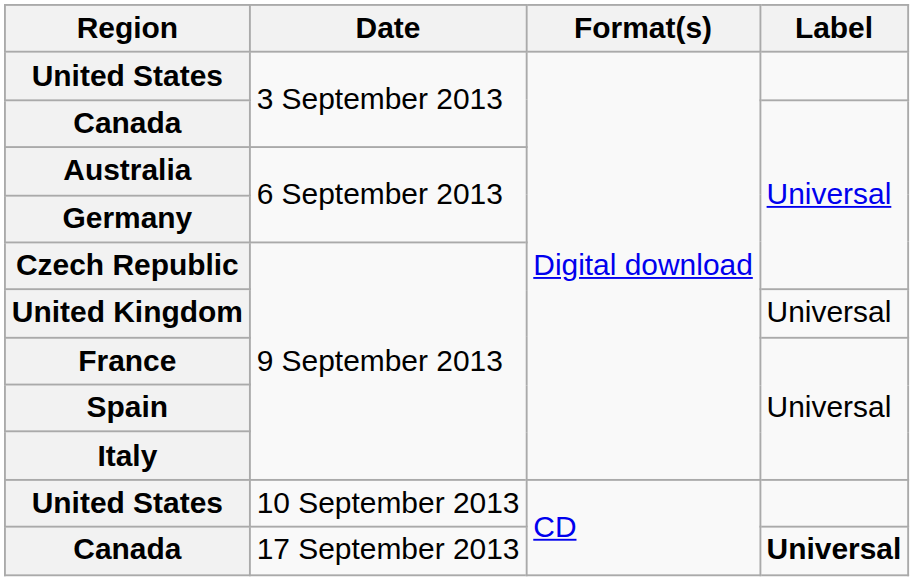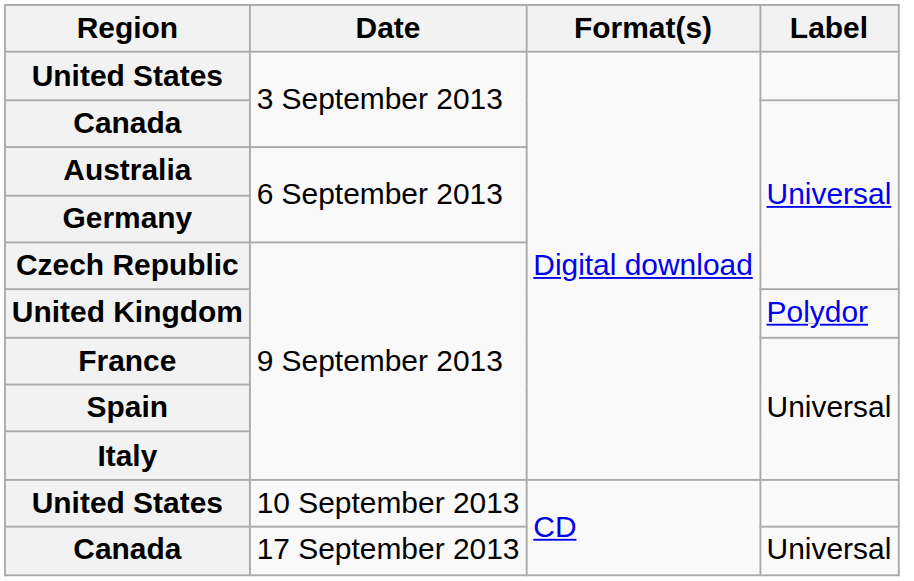(829, 312) Universal -> (817, 312) Polydor
(834, 550) bold -> (829, 550) normal
